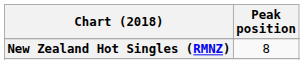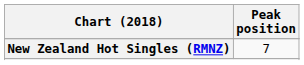(266, 49) 8 -> (266, 49) 7
